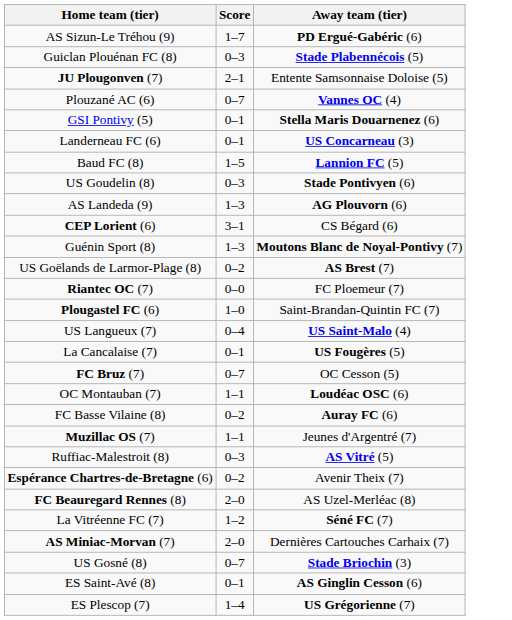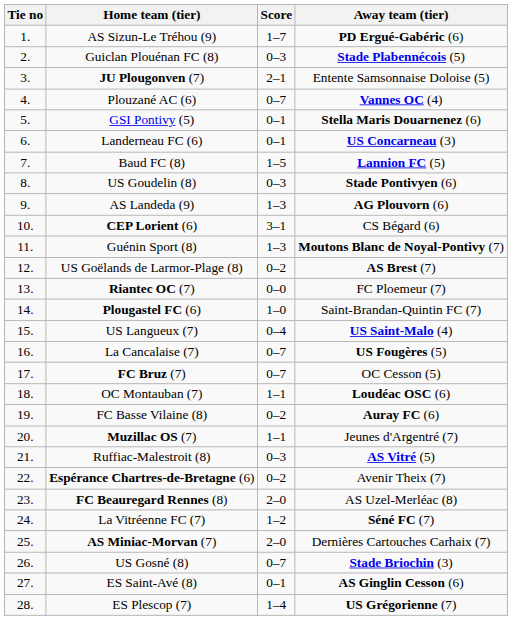+ column: (25, 15)
(235, 352) 0–1 -> (276, 352) 0–7
